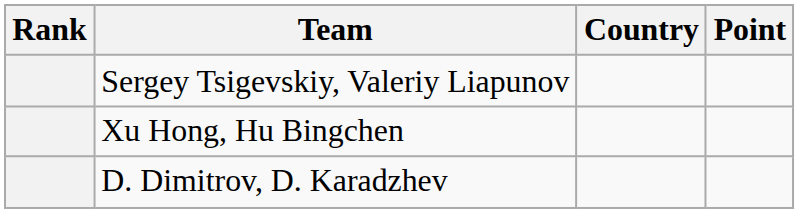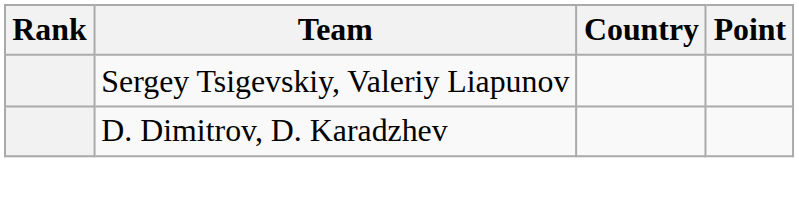- row: (253, 130)
